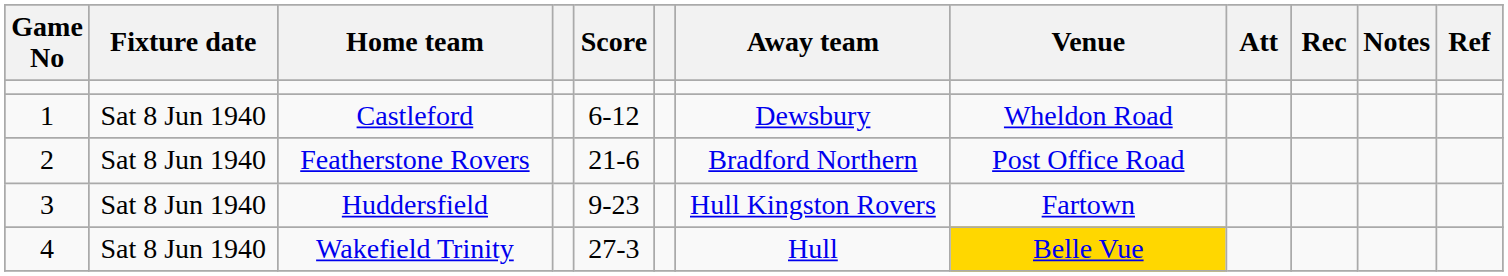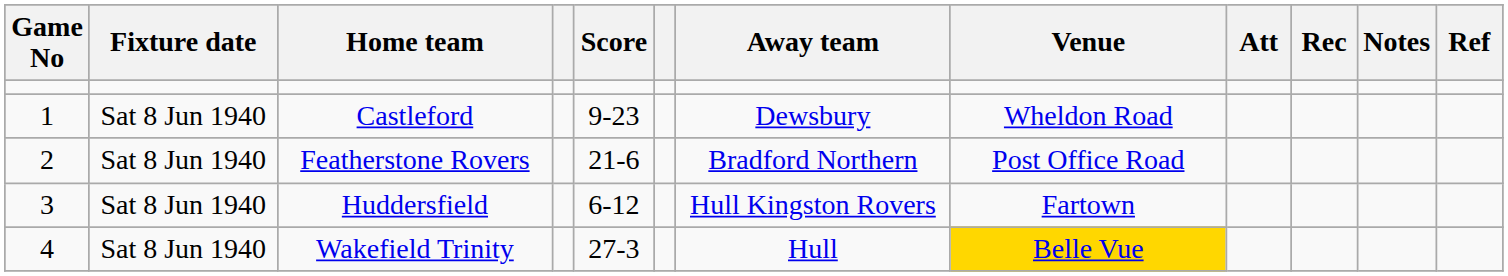(614, 115) 6-12 -> (614, 115) 9-23
(614, 204) 9-23 -> (614, 204) 6-12
